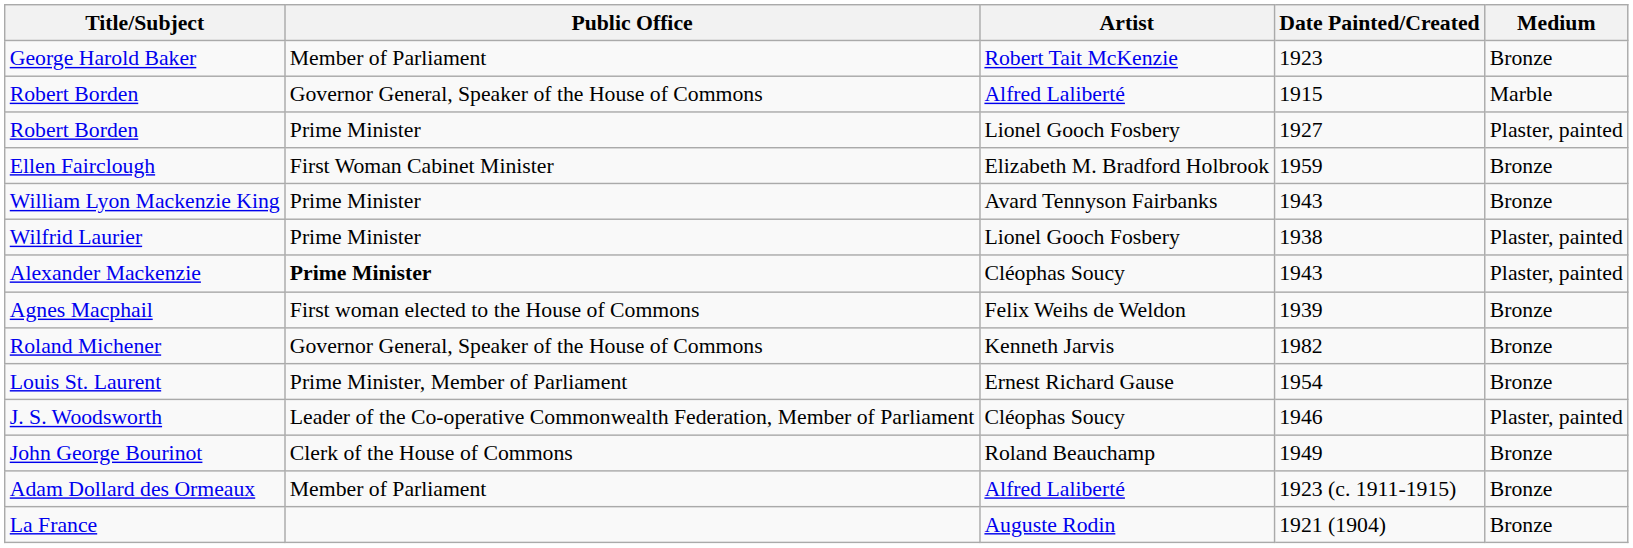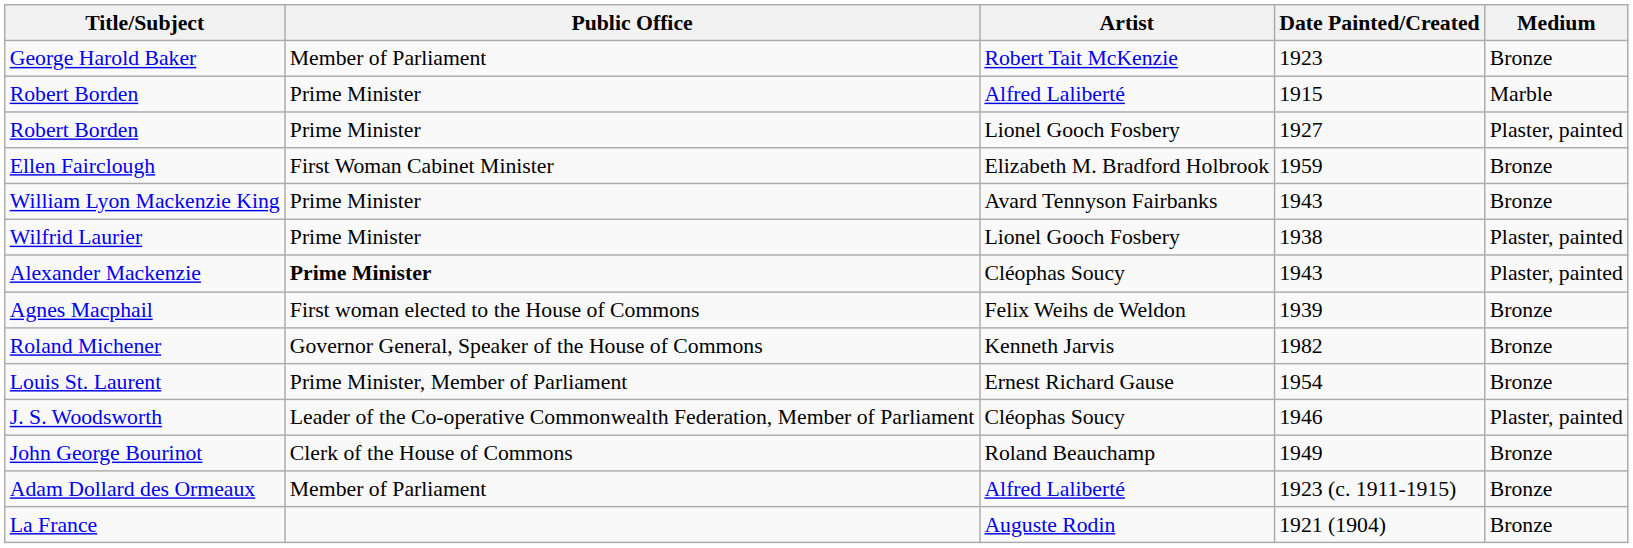(526, 94) Governor General, Speaker of the House of Commons -> (355, 94) Prime Minister
